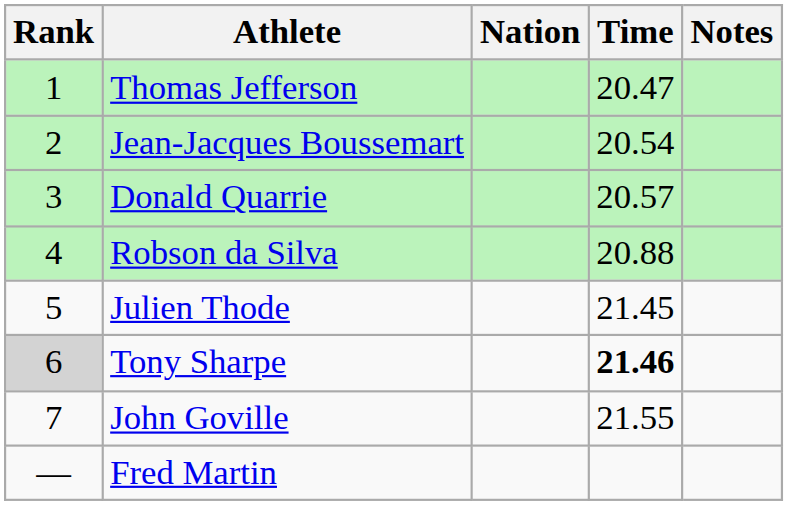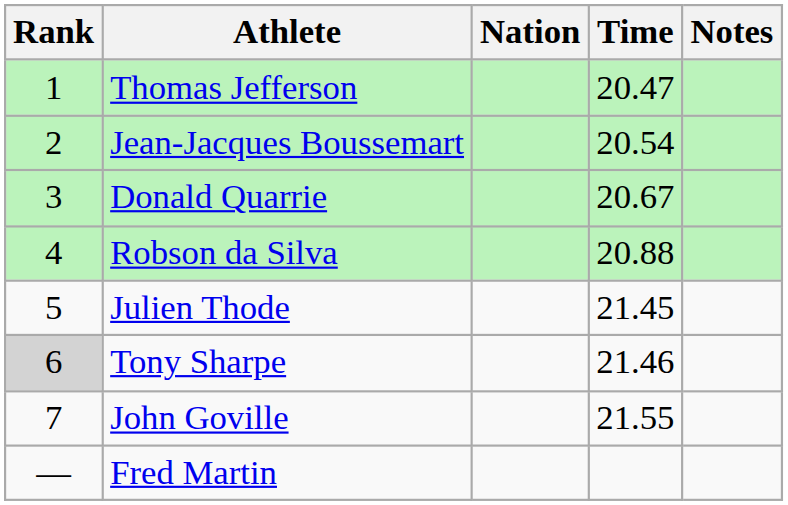(635, 197) 20.57 -> (635, 197) 20.67
(635, 362) bold -> (635, 362) normal
